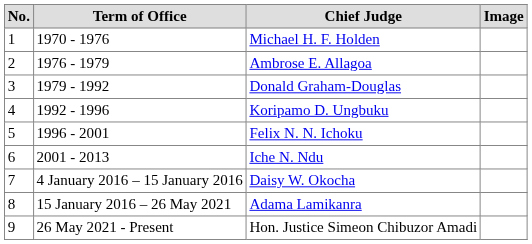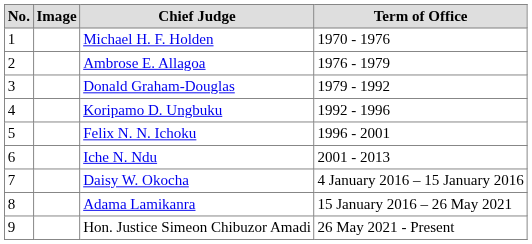columns swapped: (504, 16) <-> (140, 16)
